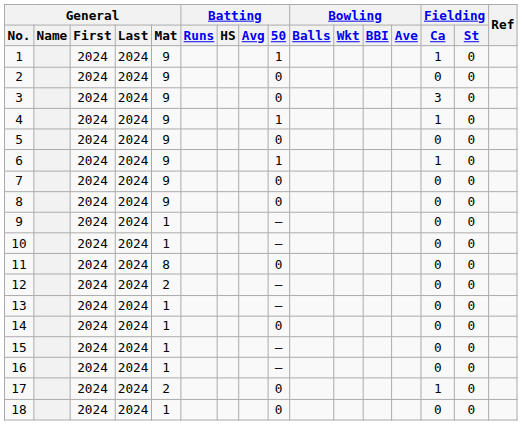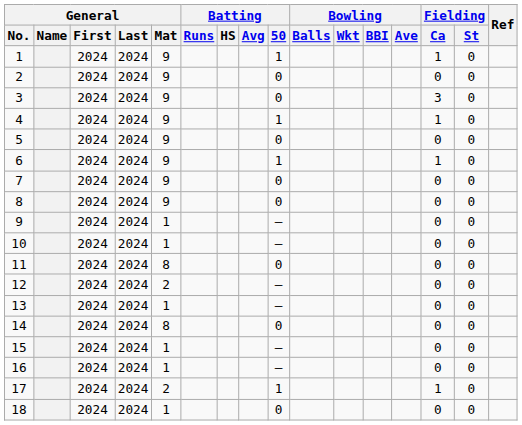(166, 326) 1 -> (166, 326) 8
(278, 389) 0 -> (278, 389) 1
